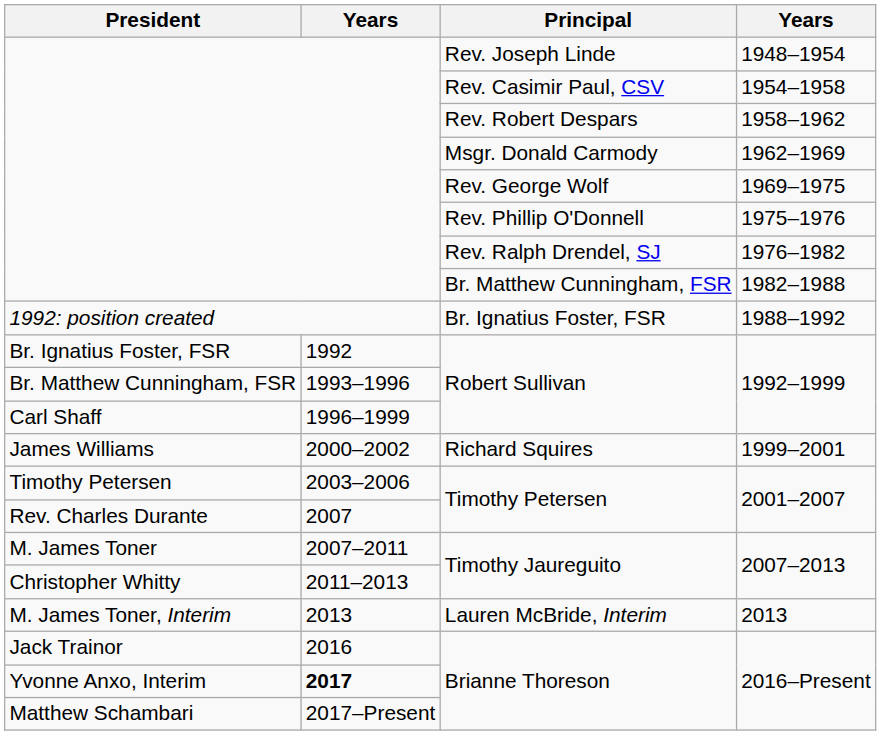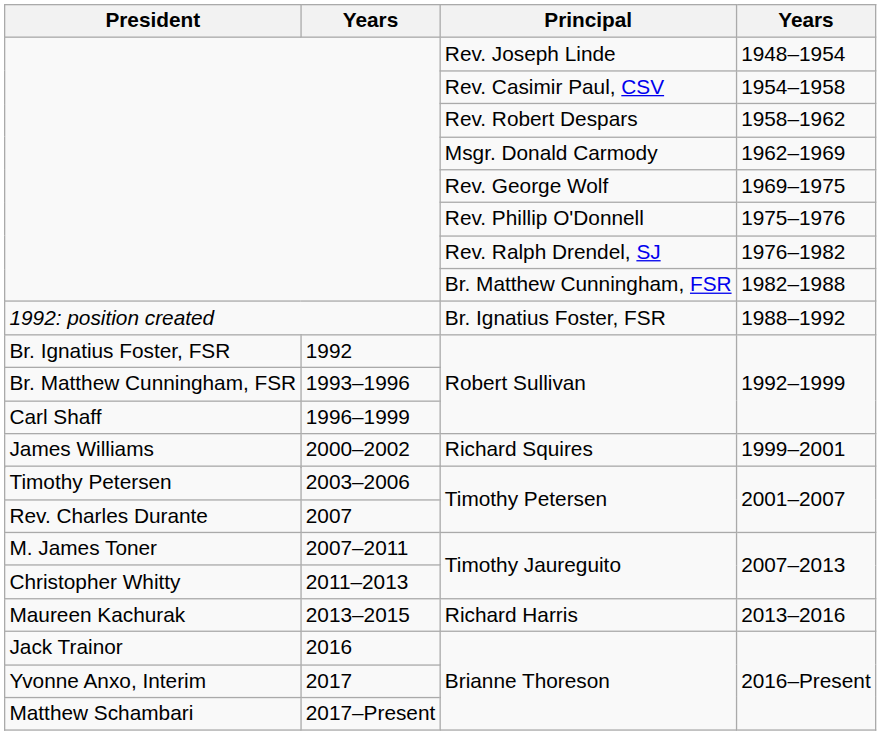- row: (120, 614)
+ row: (97, 614)
(329, 680) bold -> (329, 680) normal
